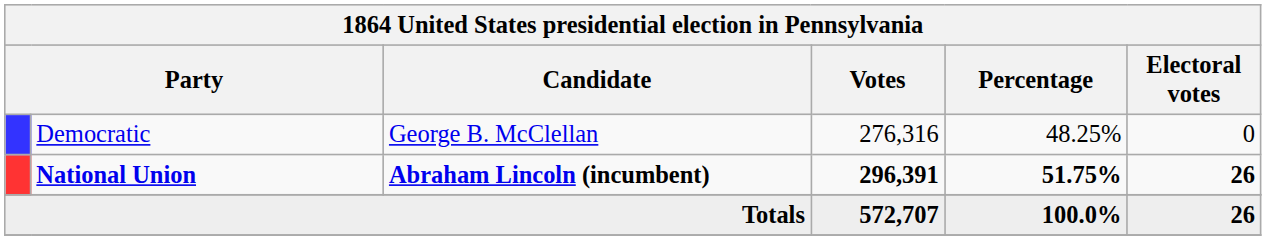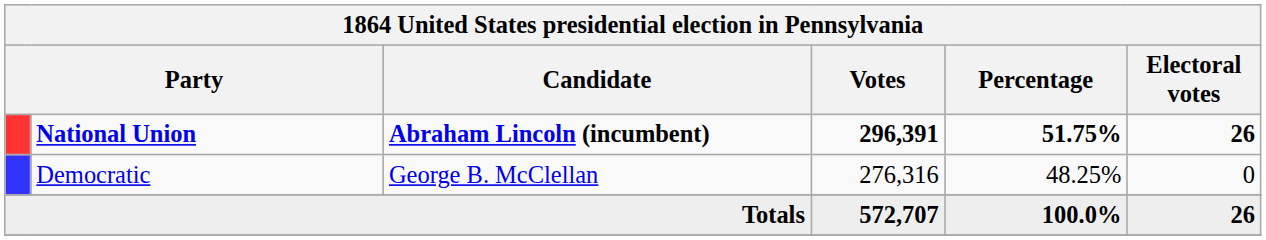rows swapped: (116, 174) <-> (93, 134)
